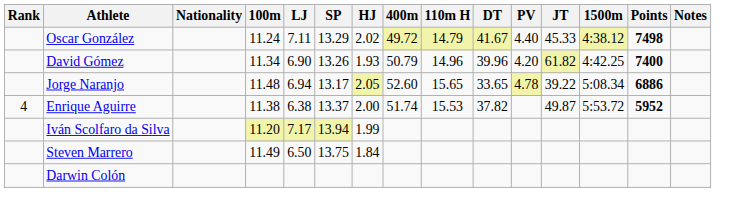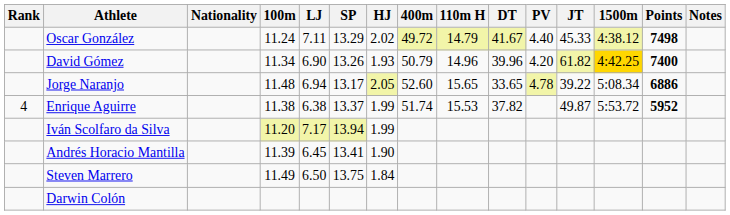(603, 61) no background -> (618, 61) gold background
(367, 107) 2.00 -> (382, 107) 1.99
+ row: (115, 152)
